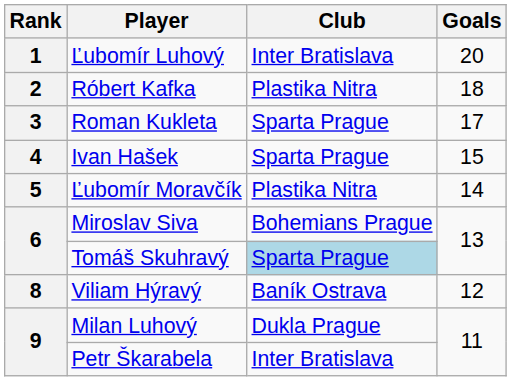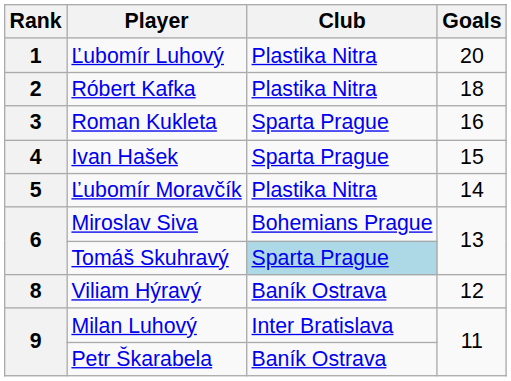(322, 55) Inter Bratislava -> (314, 55) Plastika Nitra
(472, 122) 17 -> (472, 122) 16
(316, 325) Dukla Prague -> (322, 325) Inter Bratislava
(322, 358) Inter Bratislava -> (319, 358) Baník Ostrava
